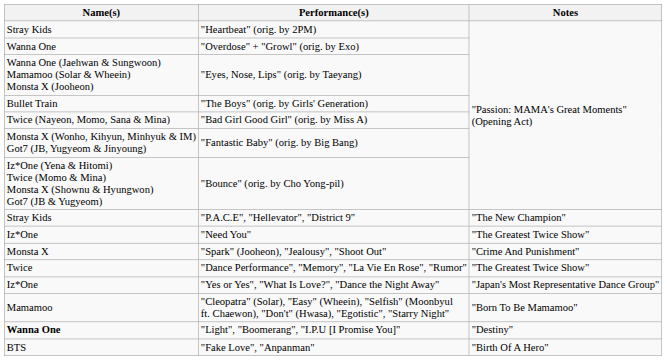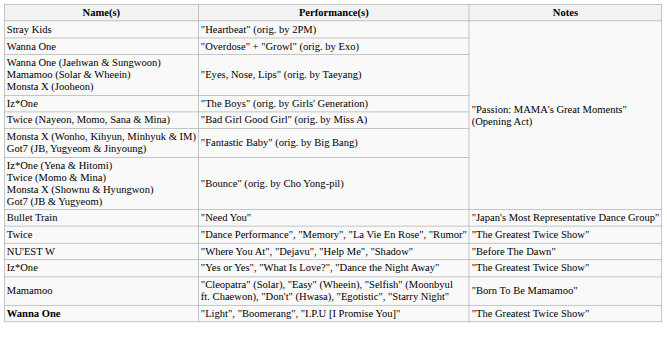(32, 103) Bullet Train -> (22, 103) Iz*One
- row: (278, 218)
(22, 234) Iz*One -> (32, 218) Bullet Train
(530, 234) "The Greatest Twice Show" -> (565, 218) "Japan's Most Representative Dance Group"
- row: (294, 251)
+ row: (307, 251)
(565, 285) "Japan's Most Representative Dance Group" -> (530, 268) "The Greatest Twice Show"
(492, 330) "Destiny" -> (530, 313) "The Greatest Twice Show"
- row: (258, 347)
